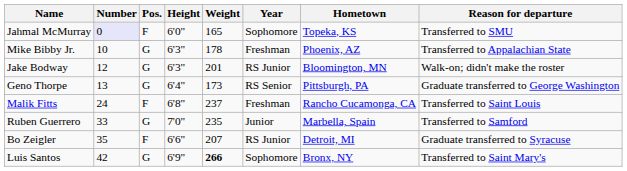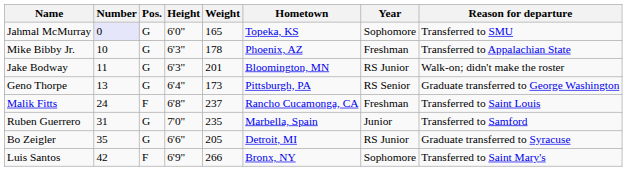columns swapped: (271, 13) <-> (359, 13)
(145, 31) F -> (146, 31) G
(102, 67) 12 -> (102, 67) 11
(102, 121) 33 -> (102, 121) 31
(145, 139) F -> (146, 139) G
(214, 139) 207 -> (214, 139) 205
(146, 157) G -> (145, 157) F
(214, 157) bold -> (214, 157) normal
